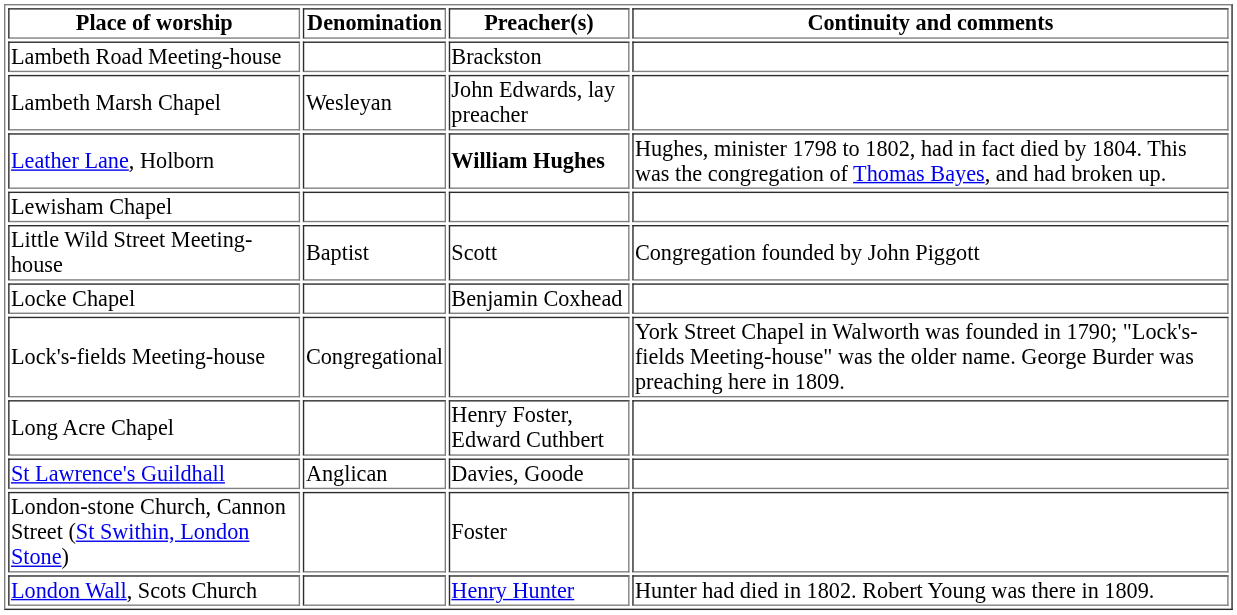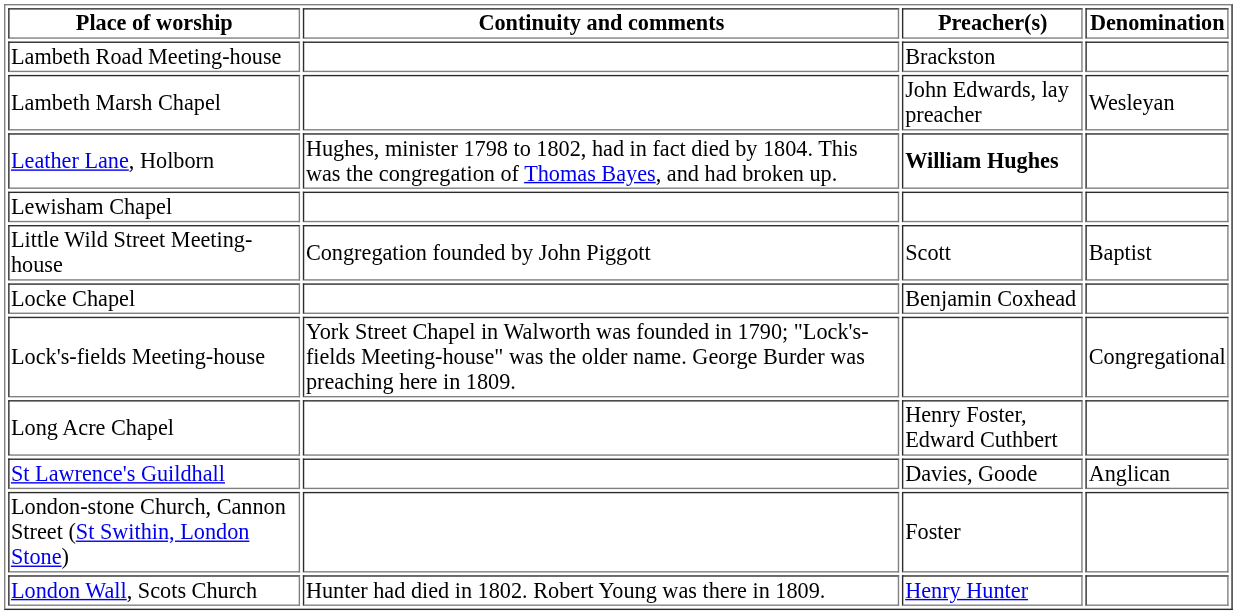columns swapped: (374, 23) <-> (930, 23)
